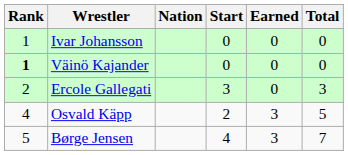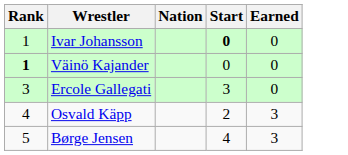- column: (323, 16)
(226, 41) normal -> (226, 41) bold
(26, 89) 2 -> (26, 89) 3
